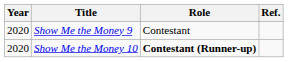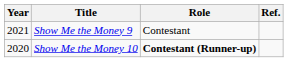(18, 30) 2020 -> (18, 30) 2021
